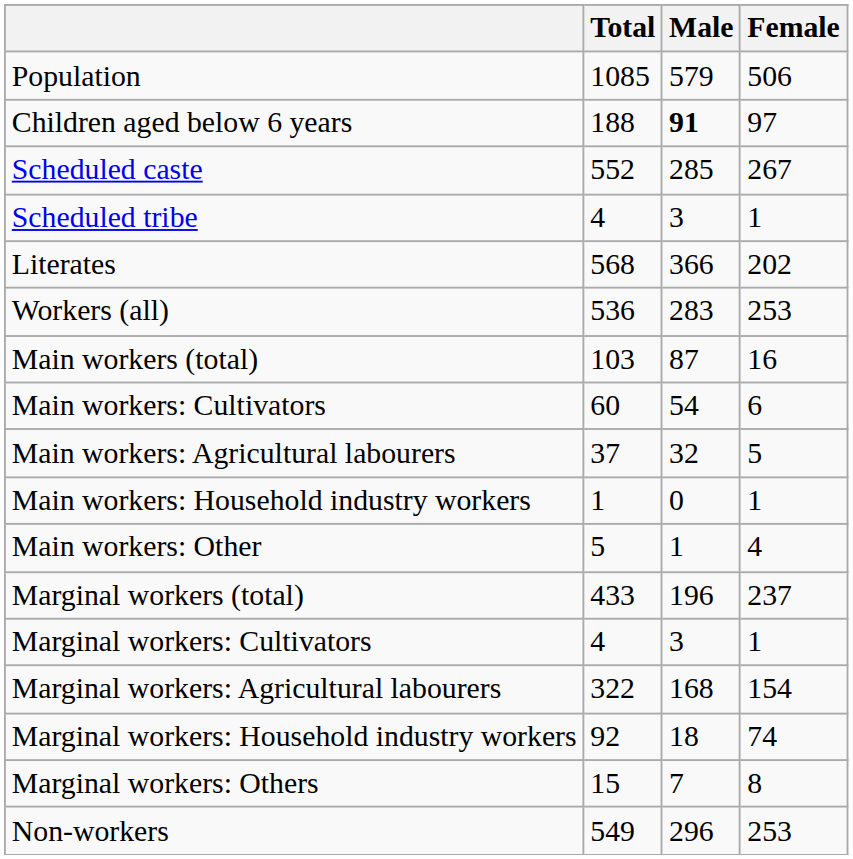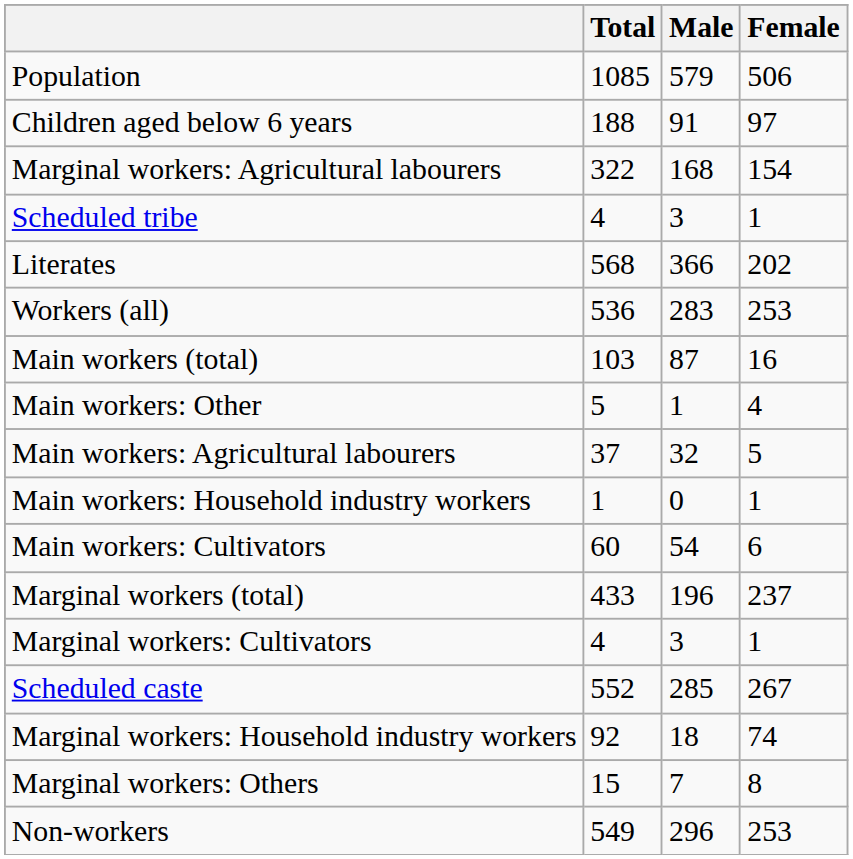(684, 122) bold -> (684, 122) normal
rows swapped: (107, 169) <-> (257, 688)
rows swapped: (169, 405) <-> (137, 547)
